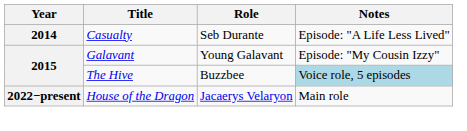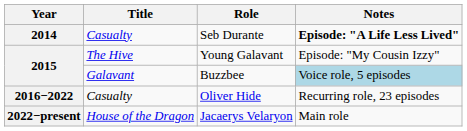(374, 34) normal -> (379, 34) bold
(110, 55) Galavant -> (110, 55) The Hive
(110, 75) The Hive -> (110, 75) Galavant
+ row: (230, 95)
